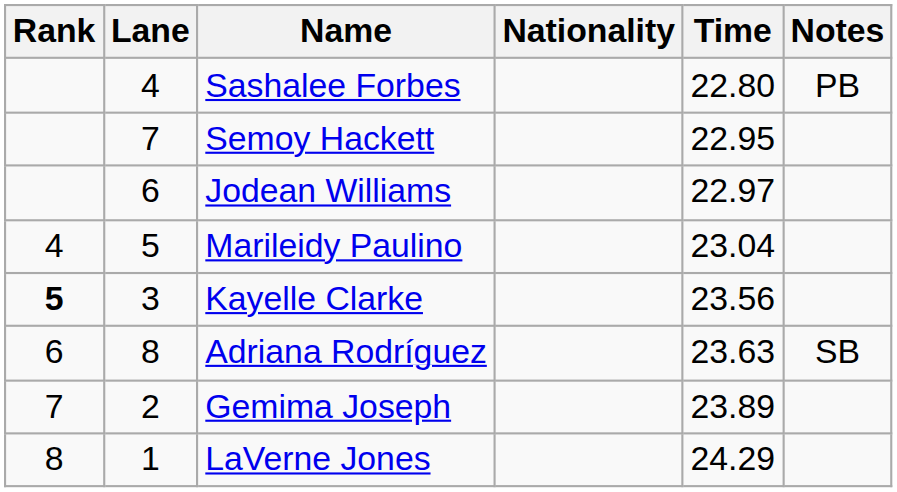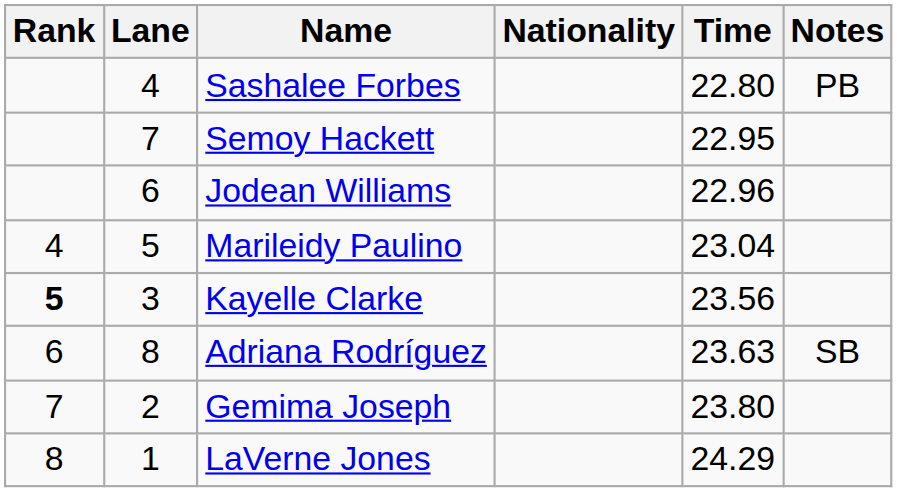(733, 191) 22.97 -> (733, 191) 22.96
(733, 406) 23.89 -> (733, 406) 23.80
